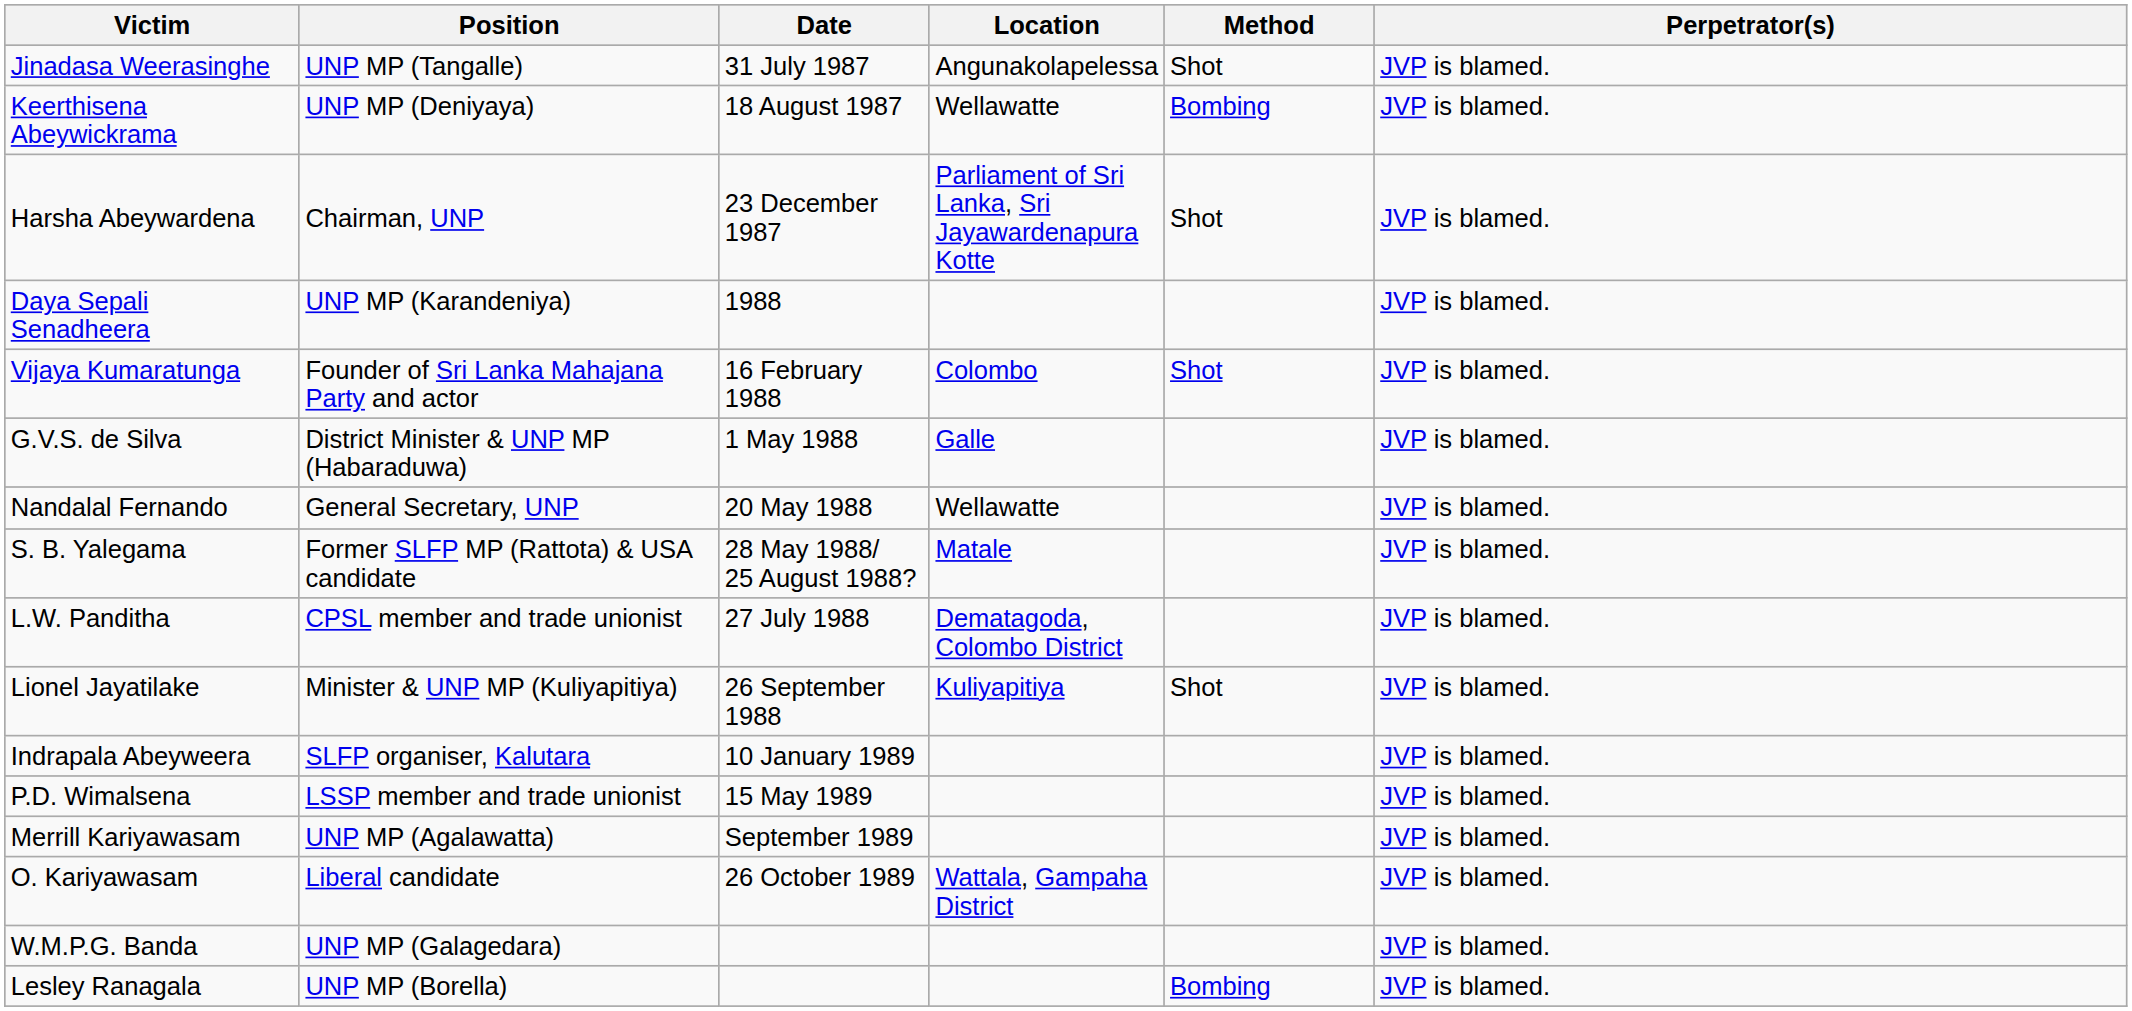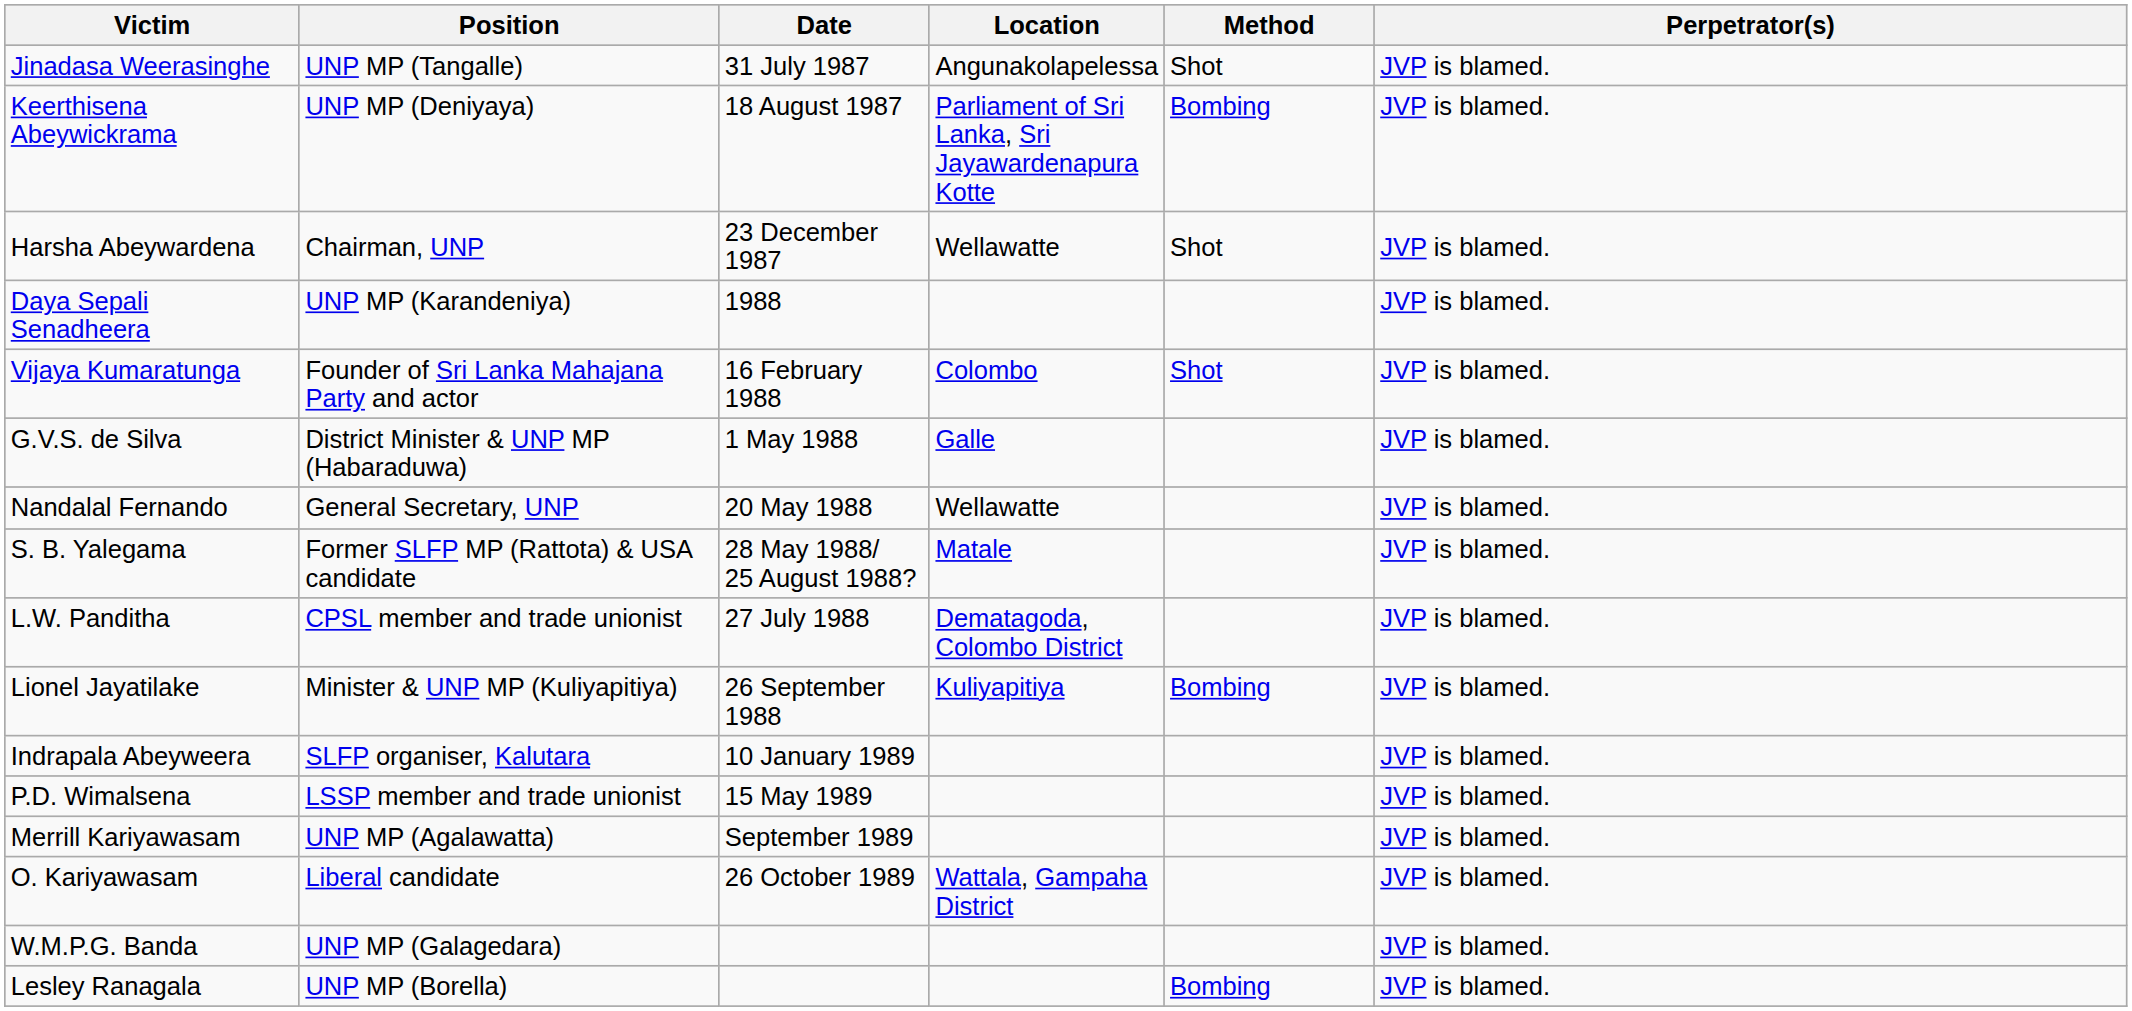(998, 106) Wellawatte -> (1037, 149) Parliament of Sri Lanka, Sri Jayawardenapura Kotte
(1037, 218) Parliament of Sri Lanka, Sri Jayawardenapura Kotte -> (998, 246) Wellawatte
(1196, 687) Shot -> (1220, 687) Bombing
